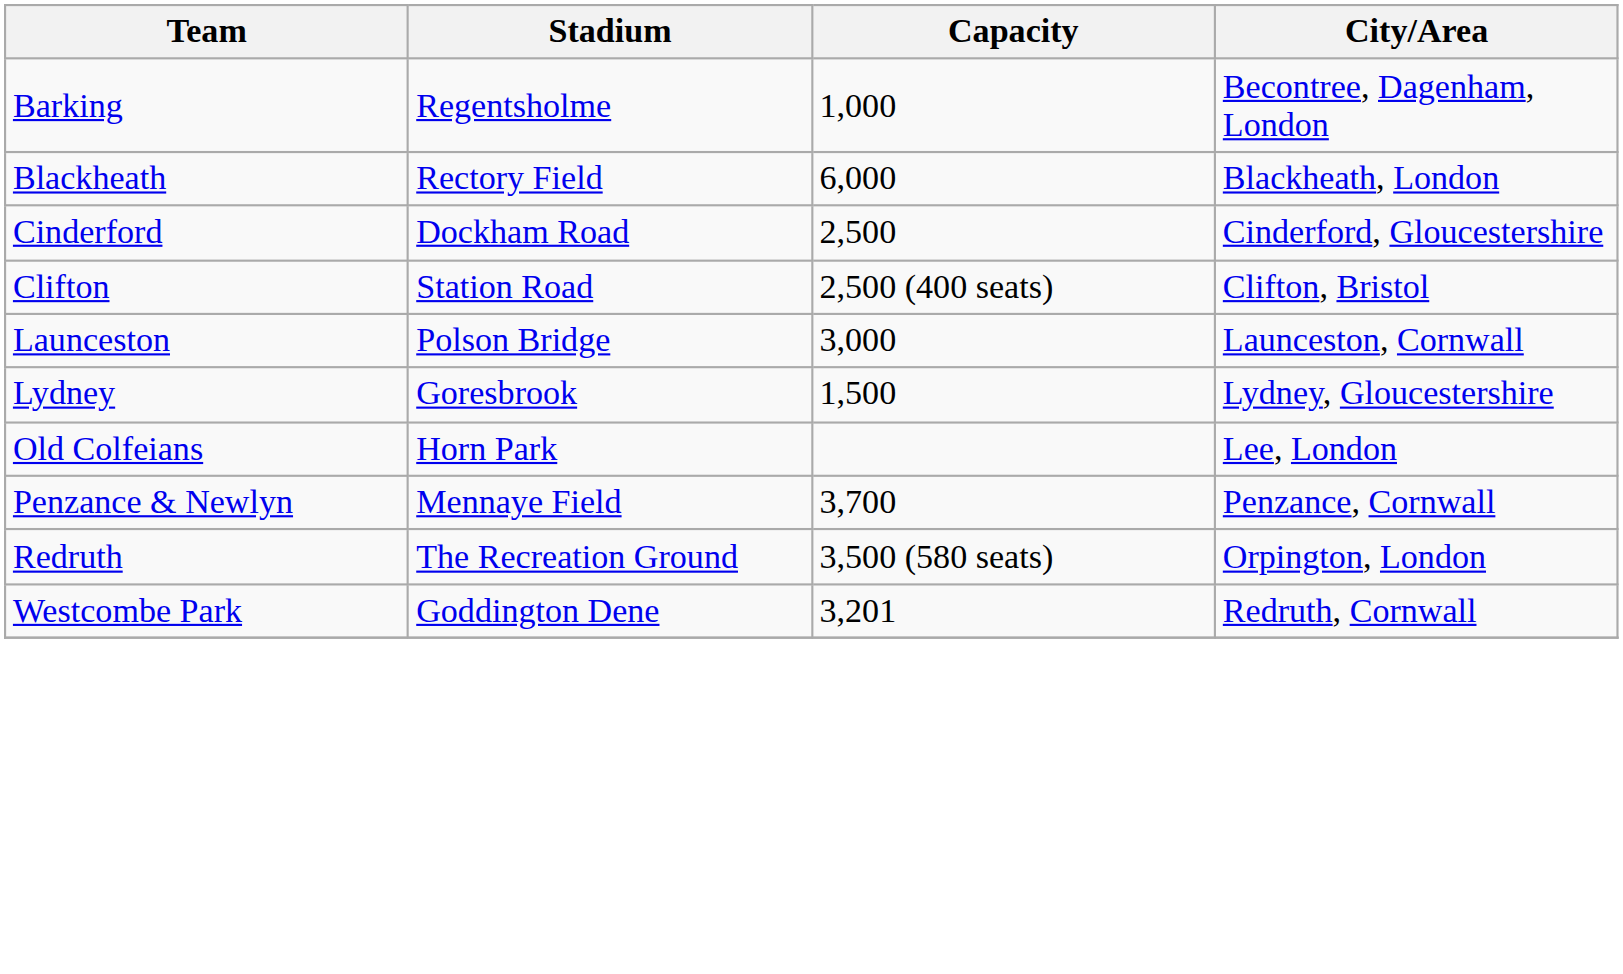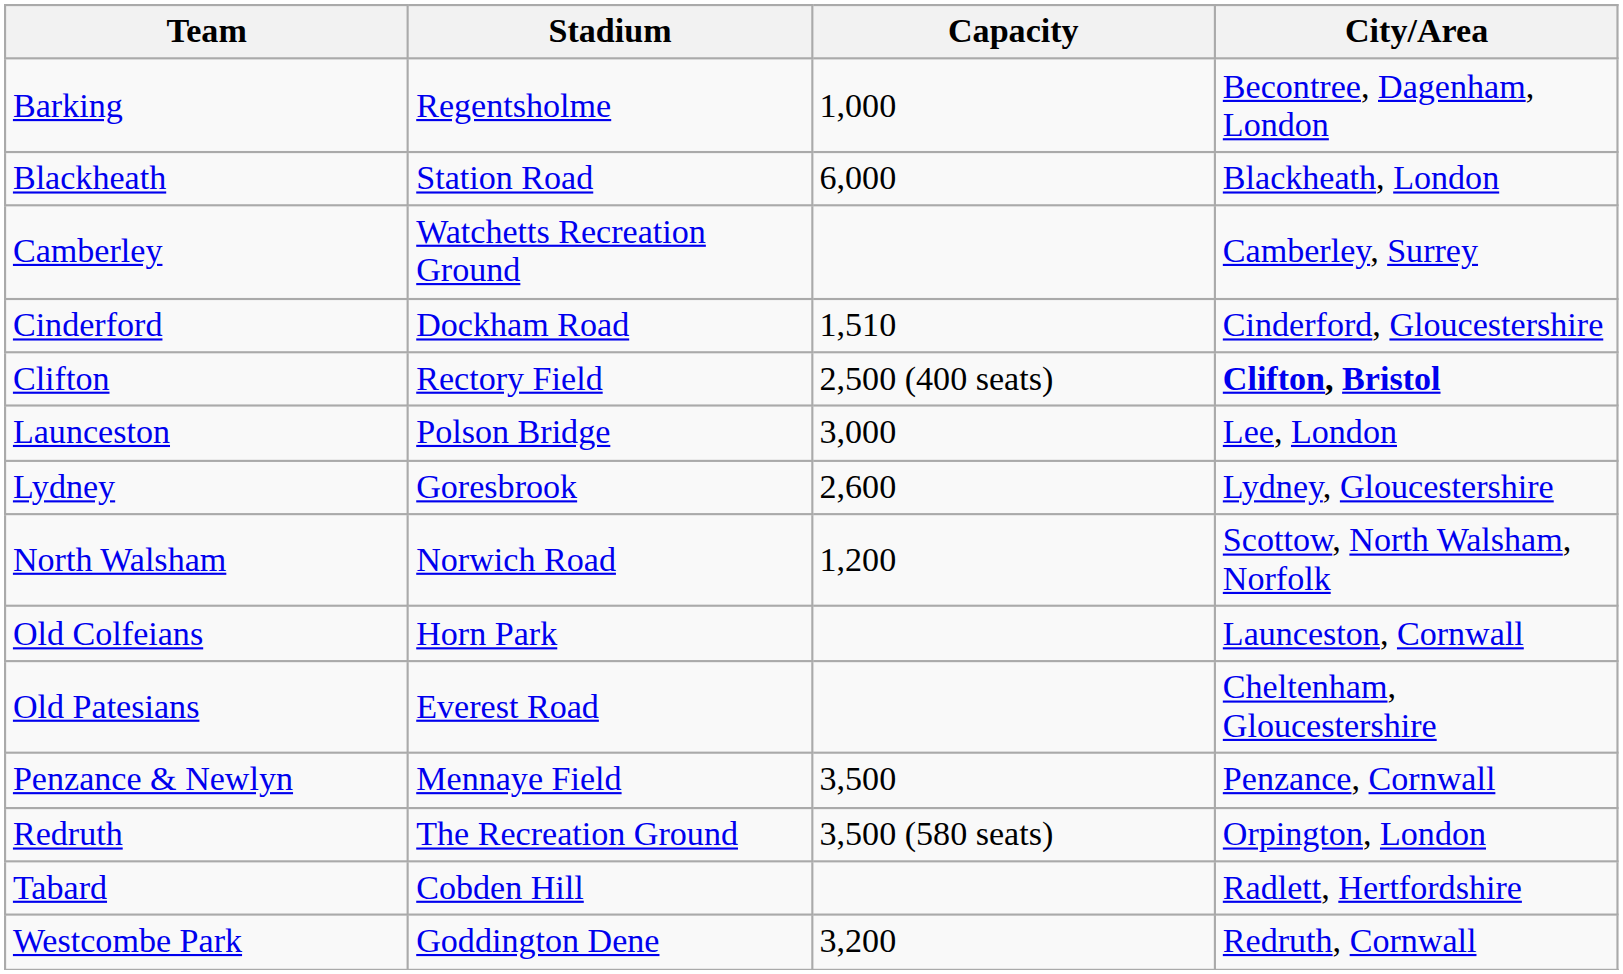(509, 177) Rectory Field -> (505, 177) Station Road
+ row: (88, 251)
(858, 232) 2,500 -> (858, 324) 1,510
(505, 286) Station Road -> (509, 378) Rectory Field
(1326, 286) normal -> (1332, 378) bold
(1373, 340) Launceston, Cornwall -> (1310, 432) Lee, London
(858, 394) 1,500 -> (858, 486) 2,600
+ row: (120, 559)
(1310, 448) Lee, London -> (1373, 632) Launceston, Cornwall
+ row: (106, 706)
(858, 502) 3,700 -> (858, 779) 3,500
+ row: (60, 887)
(858, 610) 3,201 -> (858, 941) 3,200
